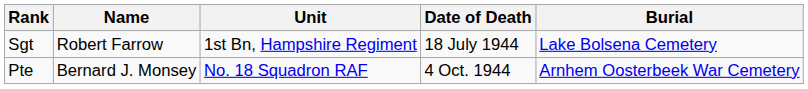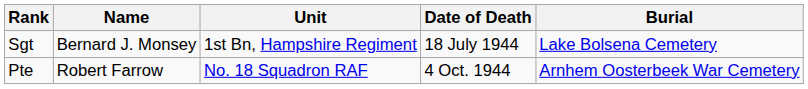(110, 44) Robert Farrow -> (127, 44) Bernard J. Monsey
(127, 70) Bernard J. Monsey -> (110, 70) Robert Farrow
